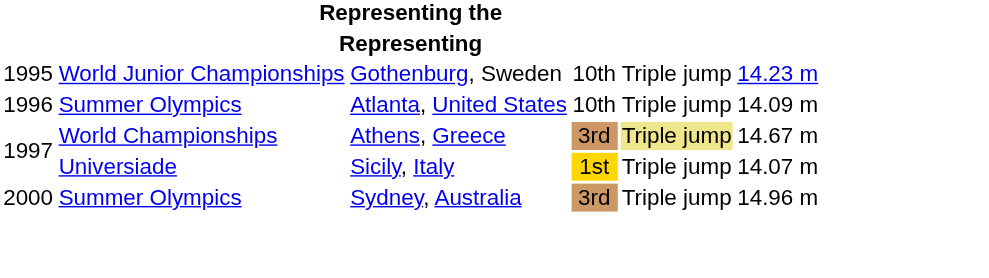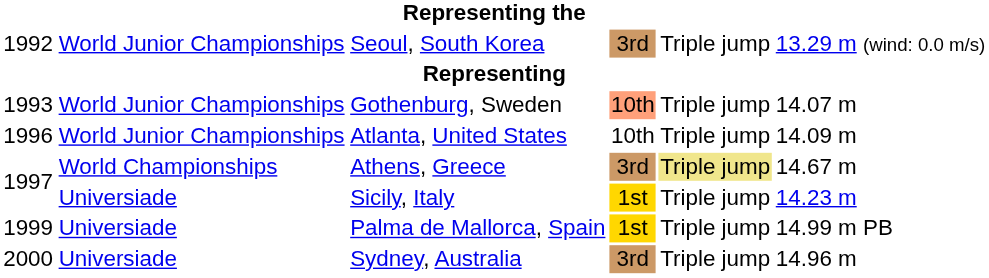+ row: (447, 43)
(28, 74) 1995 -> (28, 104) 1993
(594, 74) no background -> (633, 104) lightsalmon background
(778, 74) 14.23 m -> (816, 104) 14.07 m
(150, 104) Summer Olympics -> (202, 135) World Junior Championships
(778, 166) 14.07 m -> (816, 197) 14.23 m
+ row: (478, 228)
(150, 197) Summer Olympics -> (118, 258) Universiade
